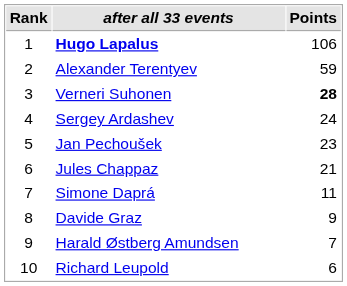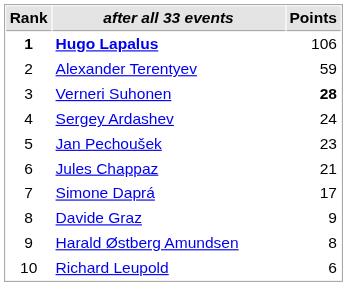(29, 44) normal -> (29, 44) bold
(329, 193) 11 -> (328, 193) 17
(333, 243) 7 -> (333, 243) 8
